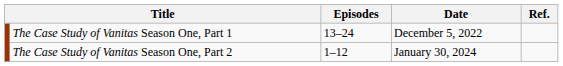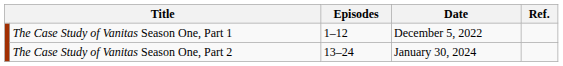(339, 33) 13–24 -> (336, 33) 1–12
(336, 52) 1–12 -> (339, 52) 13–24
